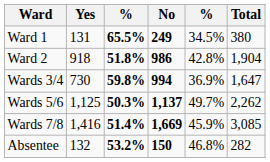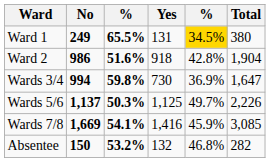columns swapped: (167, 15) <-> (85, 15)
(206, 37) no background -> (206, 37) gold background
(126, 59) 51.8% -> (126, 59) 51.6%
(246, 102) 2,262 -> (246, 102) 2,226
(126, 124) 51.4% -> (126, 124) 54.1%
